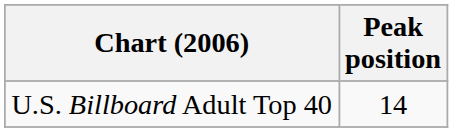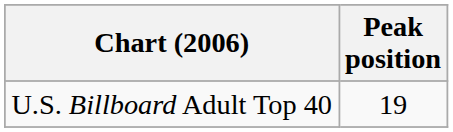(393, 103) 14 -> (393, 103) 19
